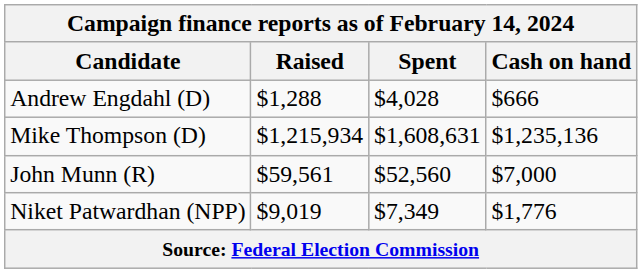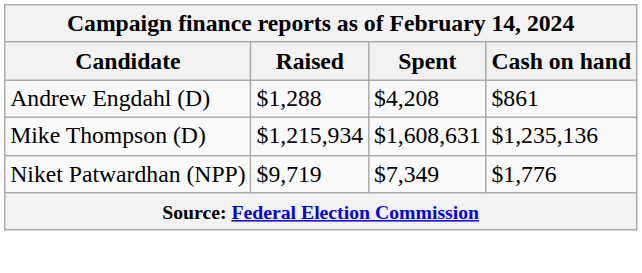(407, 98) $4,028 -> (407, 98) $4,208
(515, 98) $666 -> (515, 98) $861
- row: (83, 173)
(289, 211) $9,019 -> (289, 173) $9,719
